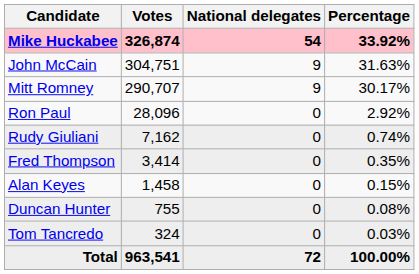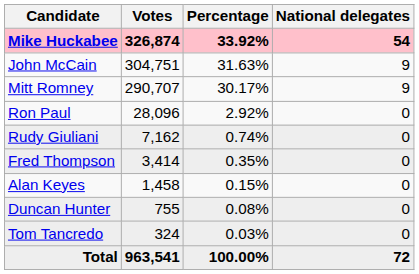columns swapped: (369, 16) <-> (254, 16)
